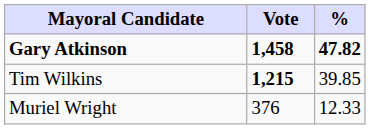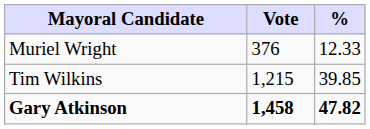rows swapped: (68, 49) <-> (63, 108)
(273, 78) bold -> (273, 78) normal
